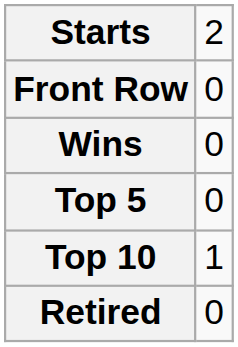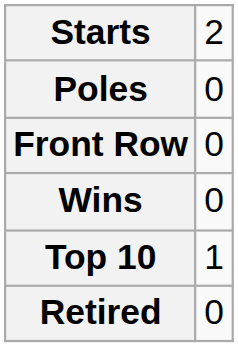+ row: (101, 88)
- row: (101, 200)
